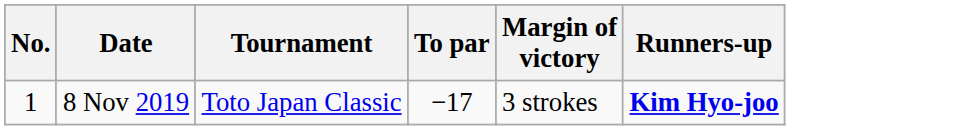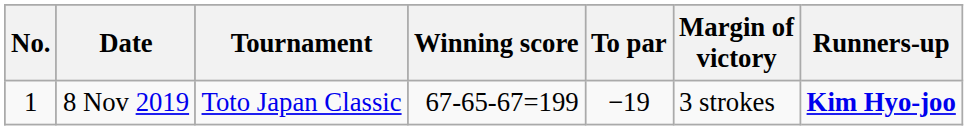+ column: (496, 42)
(452, 102) −17 -> (629, 102) −19
